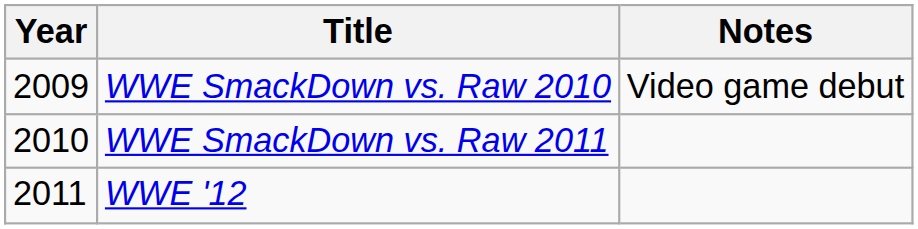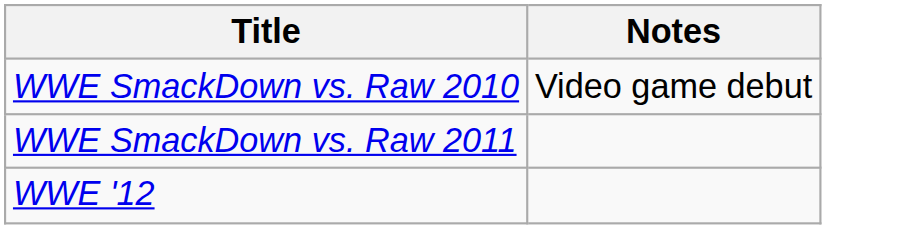- column: (51, 31)
